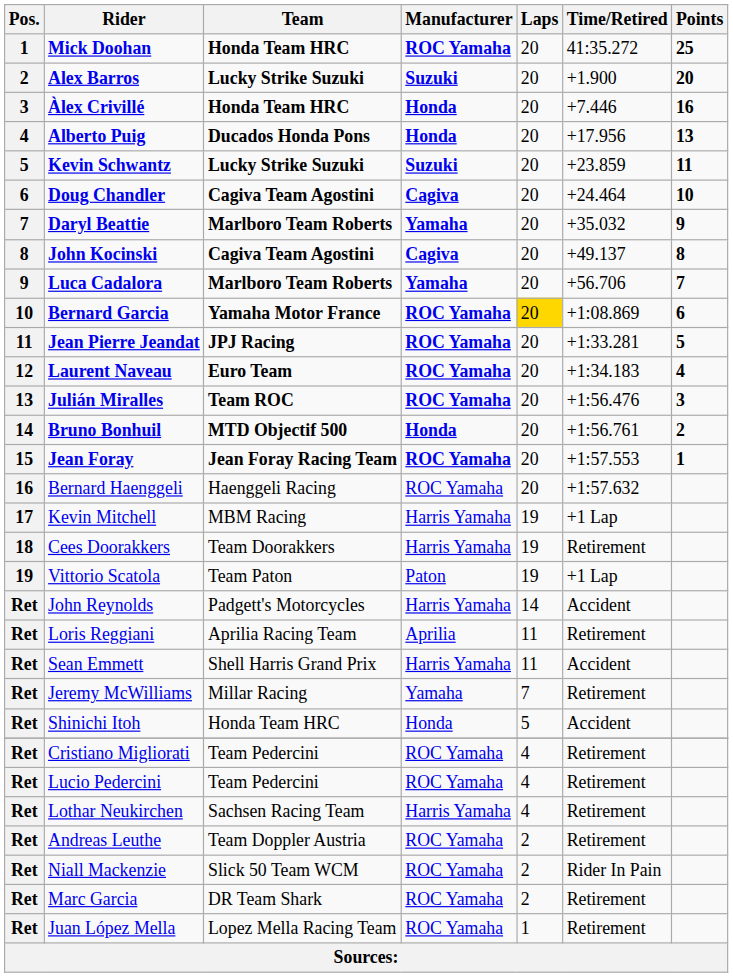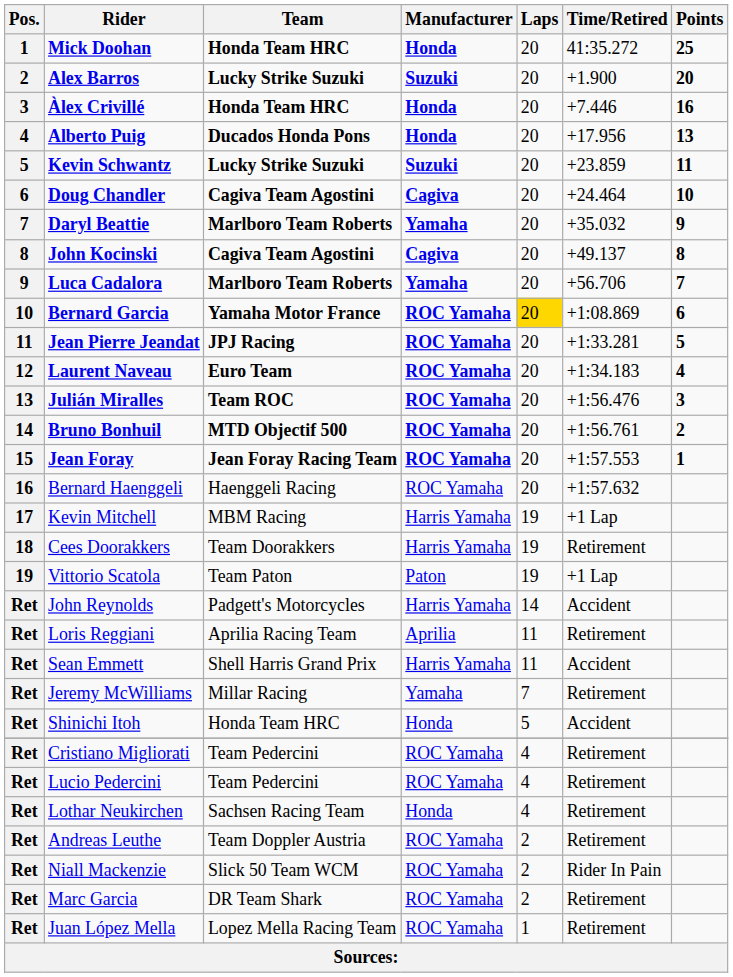(458, 48) ROC Yamaha -> (431, 48) Honda
(431, 429) Honda -> (458, 429) ROC Yamaha
(458, 811) Harris Yamaha -> (429, 811) Honda
